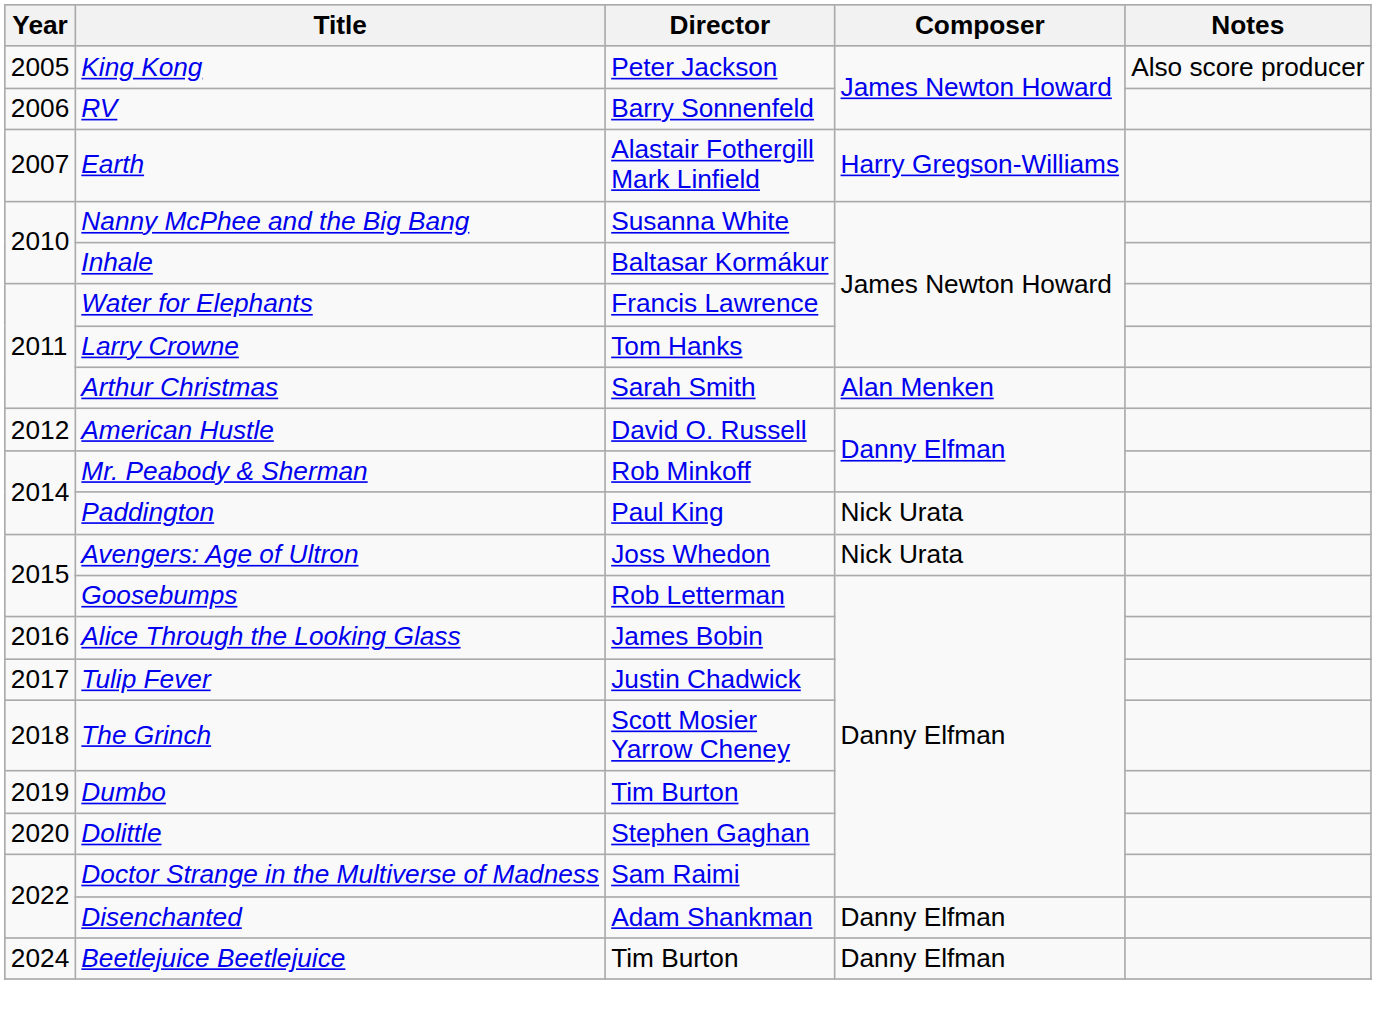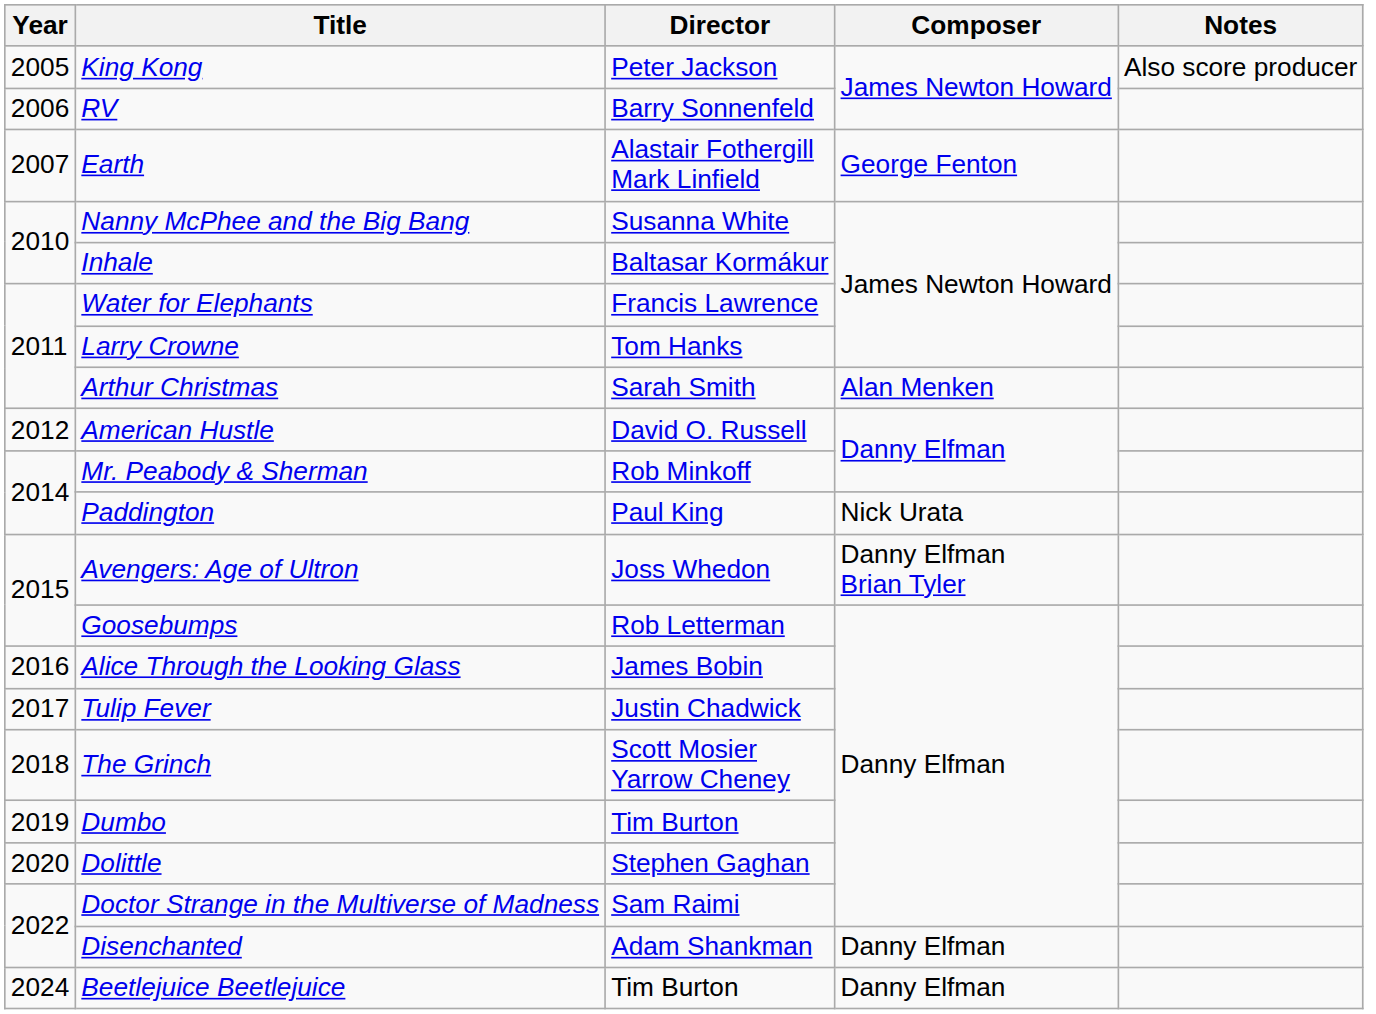(980, 164) Harry Gregson-Williams -> (929, 164) George Fenton
(902, 554) Nick Urata -> (923, 568) Danny Elfman Brian Tyler
